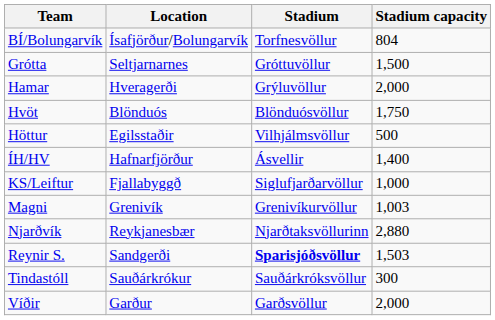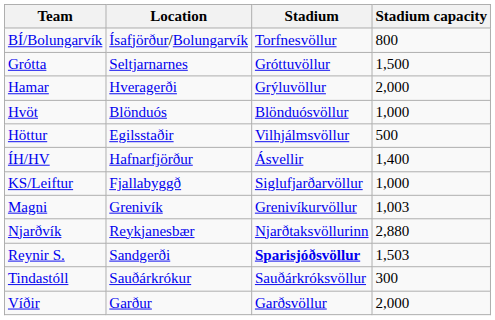(387, 40) 804 -> (387, 40) 800
(392, 111) 1,750 -> (392, 111) 1,000
